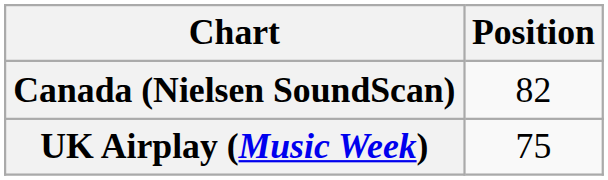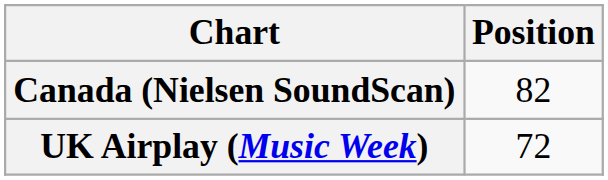(533, 145) 75 -> (533, 145) 72
